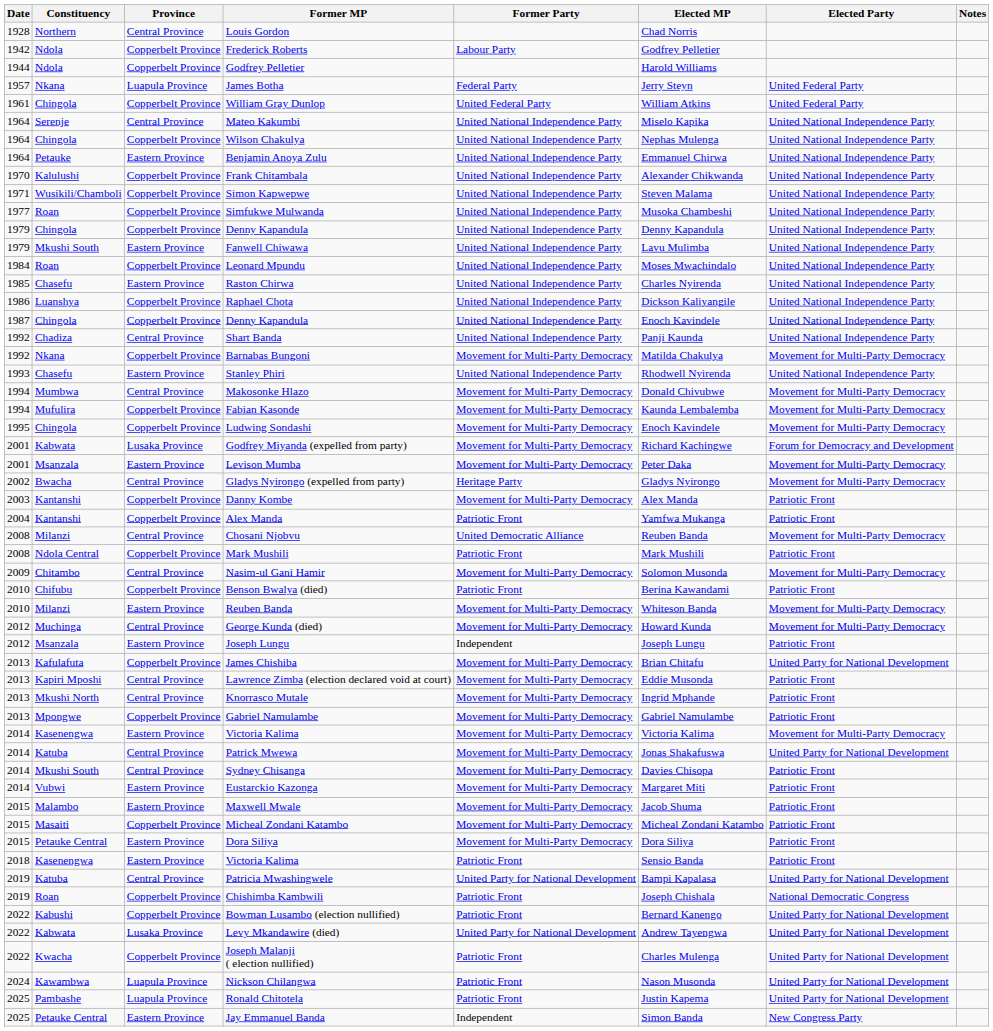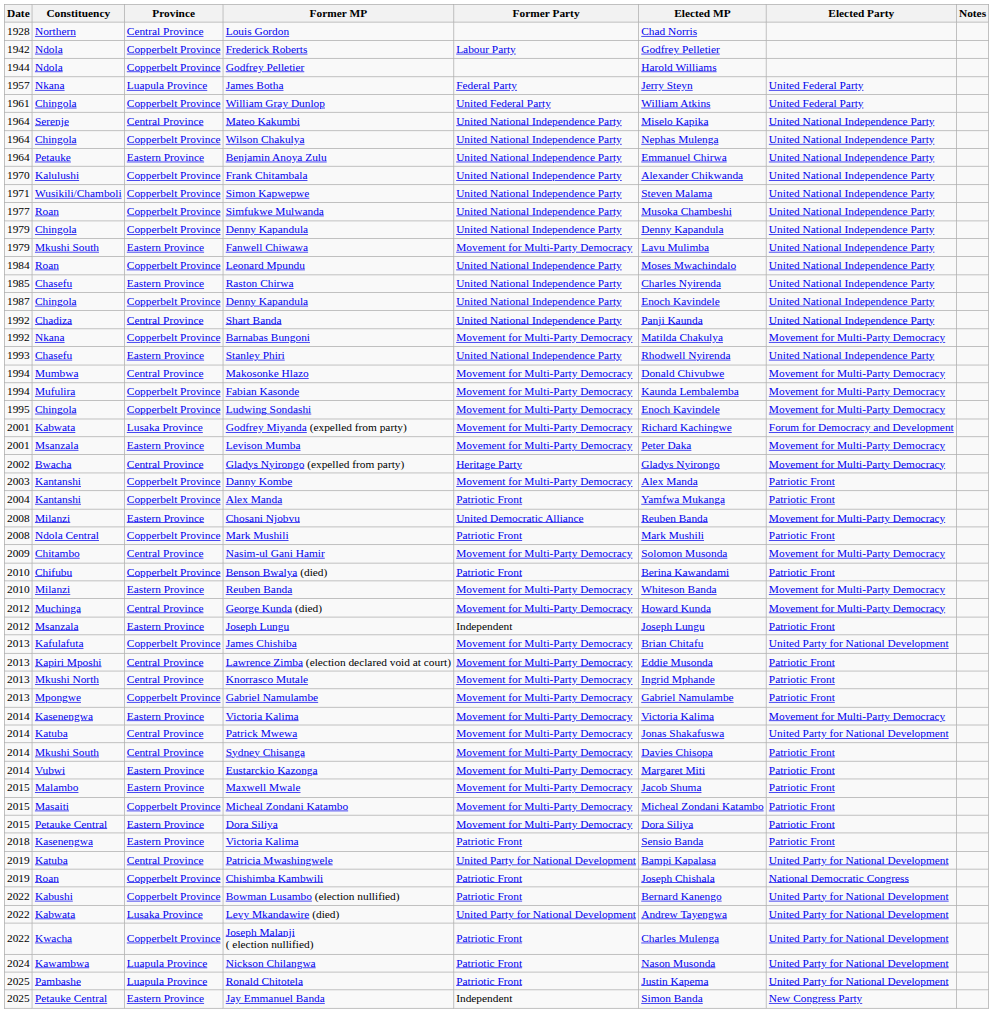(539, 247) United National Independence Party -> (544, 247) Movement for Multi-Party Democracy
- row: (18, 301)
(165, 535) Central Province -> (165, 517) Eastern Province
